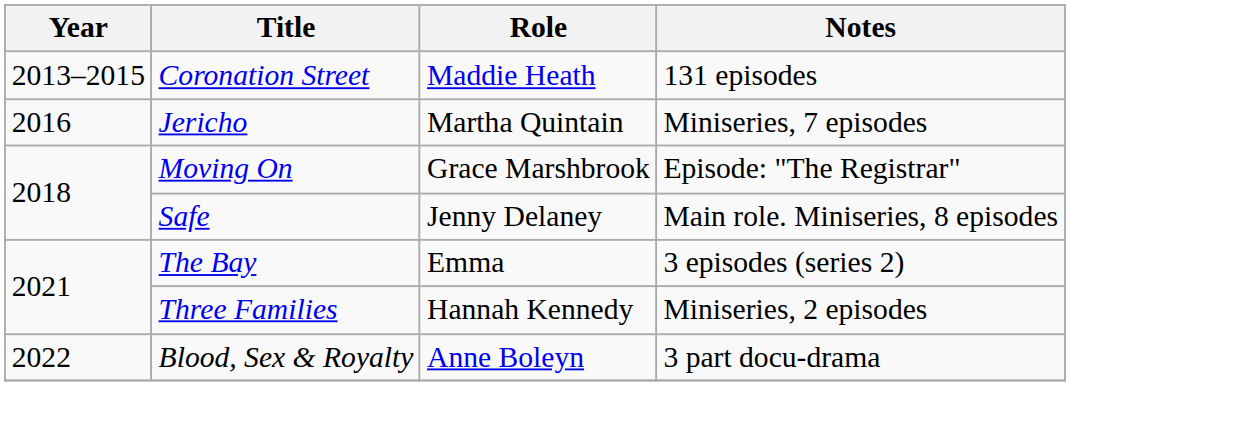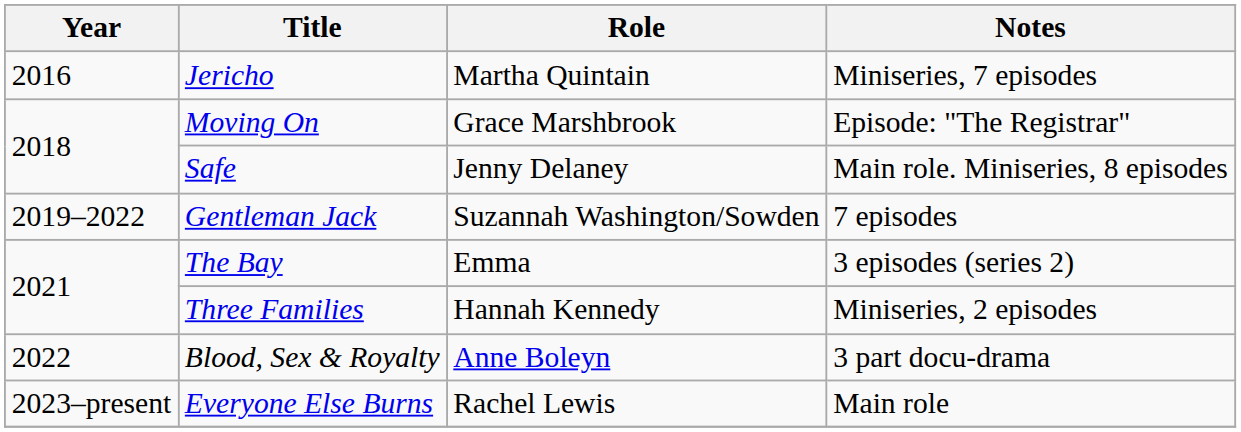- row: (264, 74)
+ row: (281, 215)
+ row: (309, 403)
